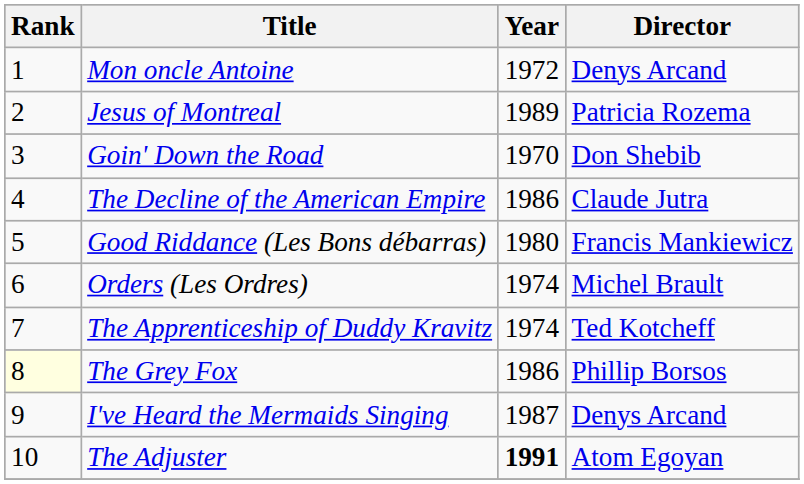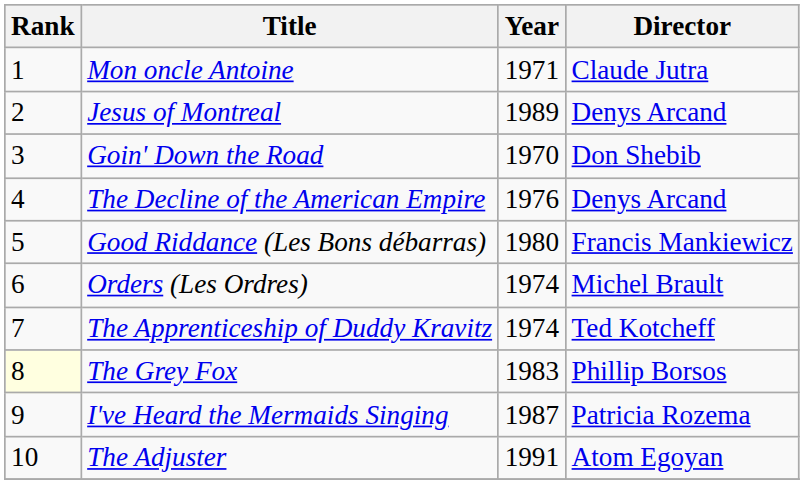(532, 69) 1972 -> (532, 69) 1971
(649, 69) Denys Arcand -> (640, 69) Claude Jutra
(661, 112) Patricia Rozema -> (649, 112) Denys Arcand
(532, 198) 1986 -> (532, 198) 1976
(640, 198) Claude Jutra -> (649, 198) Denys Arcand
(532, 371) 1986 -> (532, 371) 1983
(649, 414) Denys Arcand -> (661, 414) Patricia Rozema
(532, 457) bold -> (532, 457) normal
